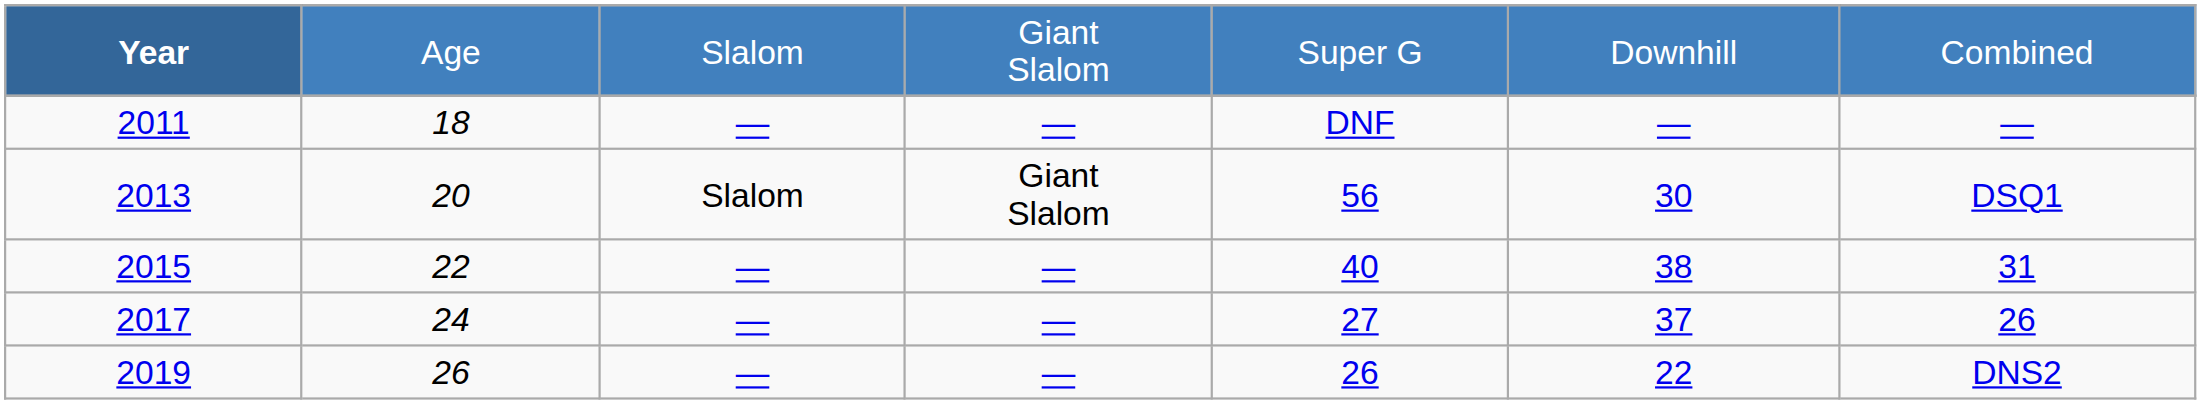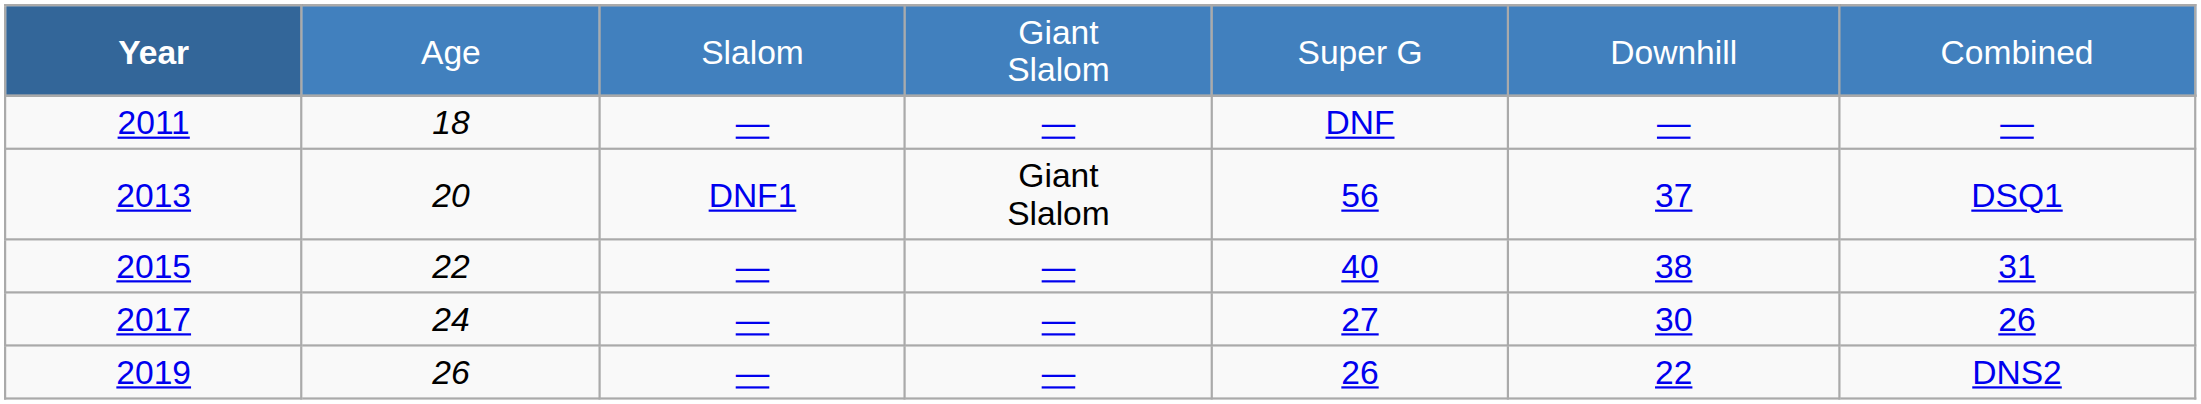(752, 195) Slalom -> (752, 195) DNF1
(1674, 195) 30 -> (1674, 195) 37
(1674, 320) 37 -> (1674, 320) 30
